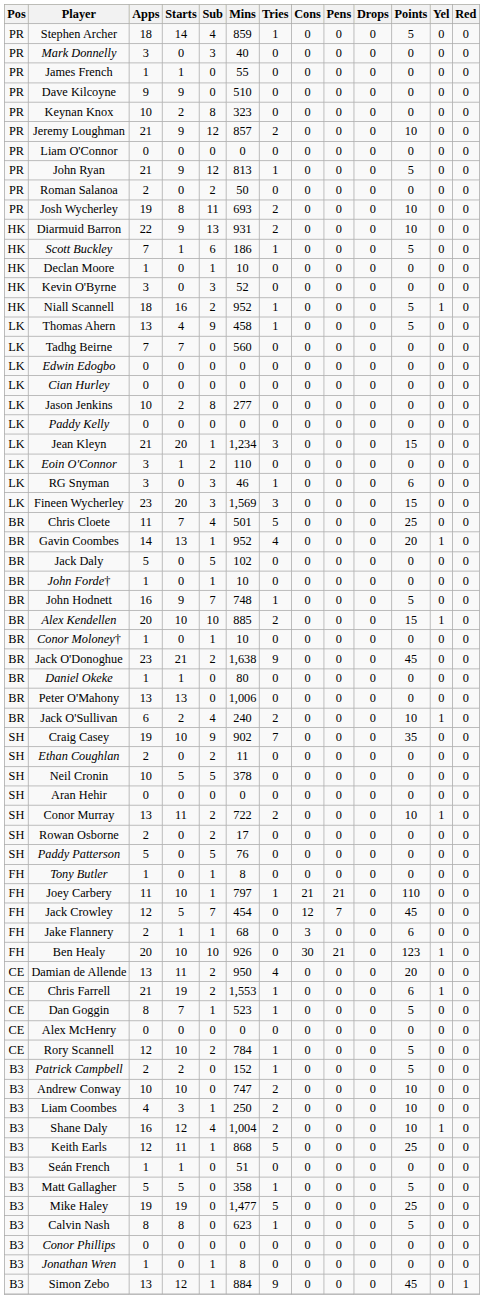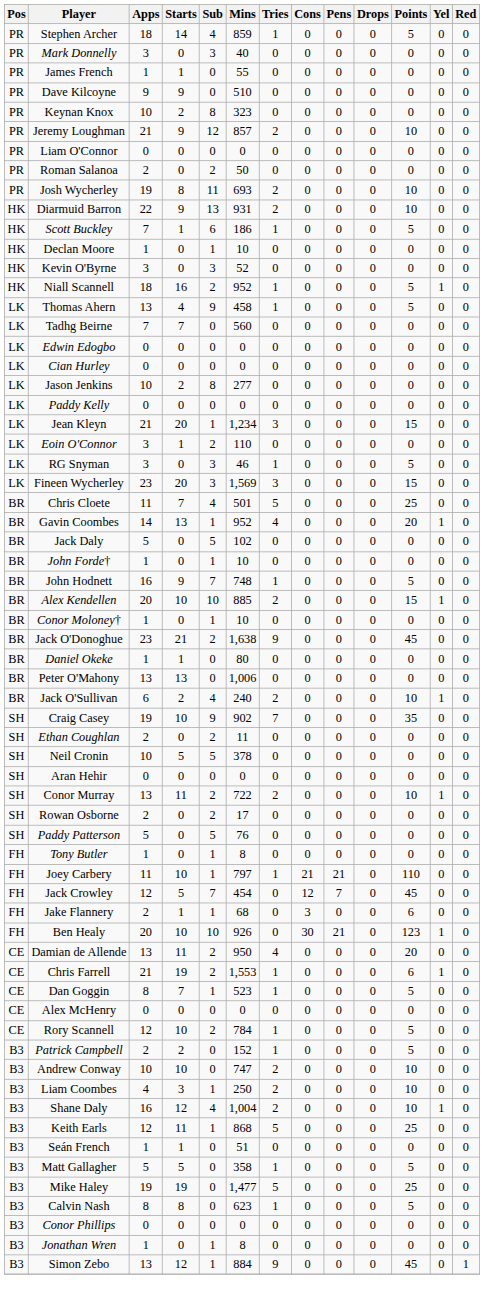- row: (79, 170)
(411, 483) 6 -> (411, 463) 5
